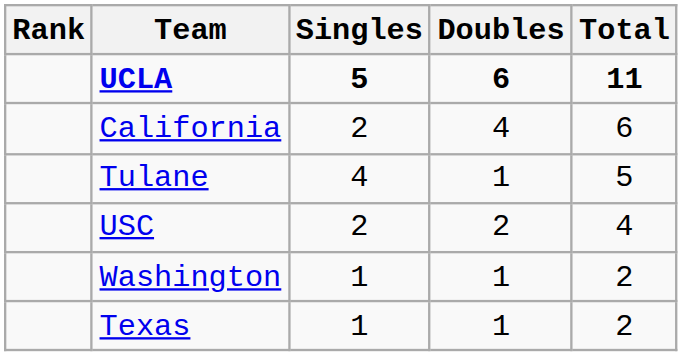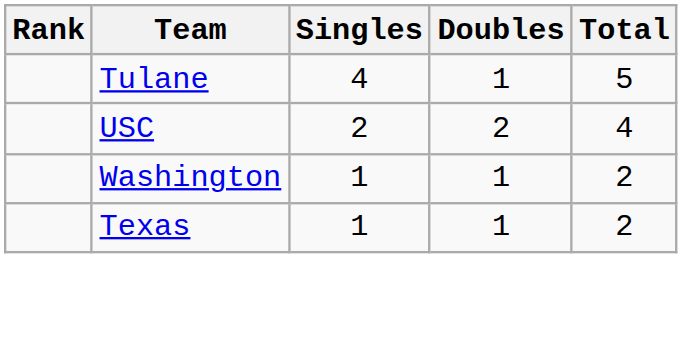- row: (136, 79)
- row: (190, 129)
